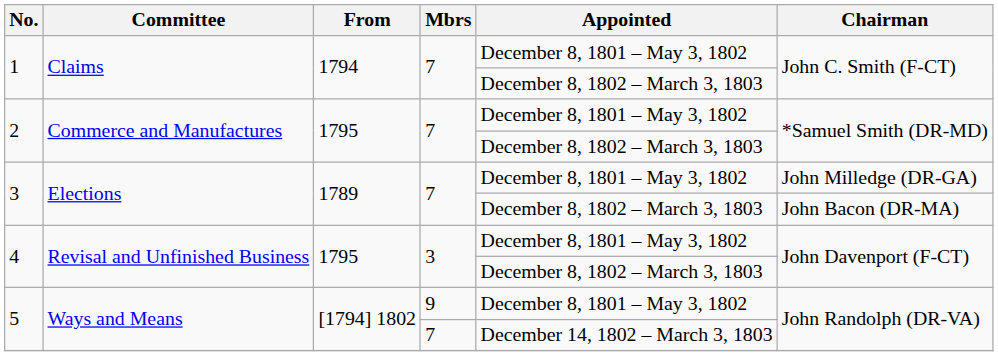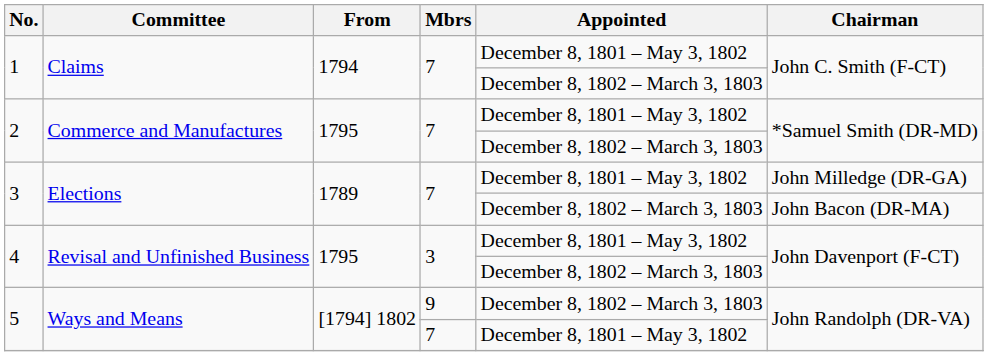(614, 303) December 8, 1801 – May 3, 1802 -> (622, 303) December 8, 1802 – March 3, 1803
(627, 334) December 14, 1802 – March 3, 1803 -> (614, 334) December 8, 1801 – May 3, 1802
